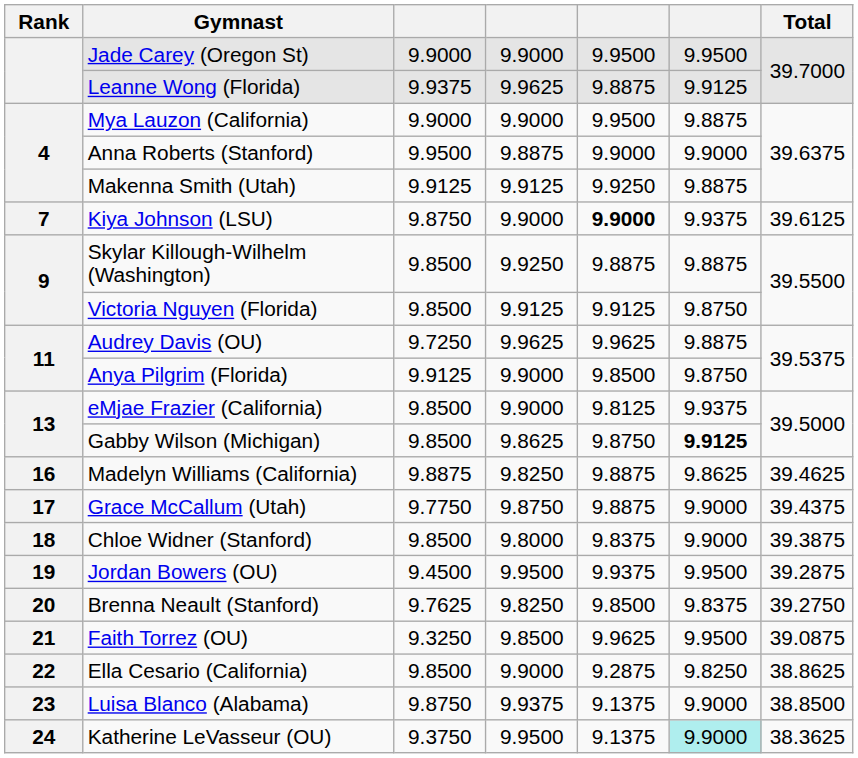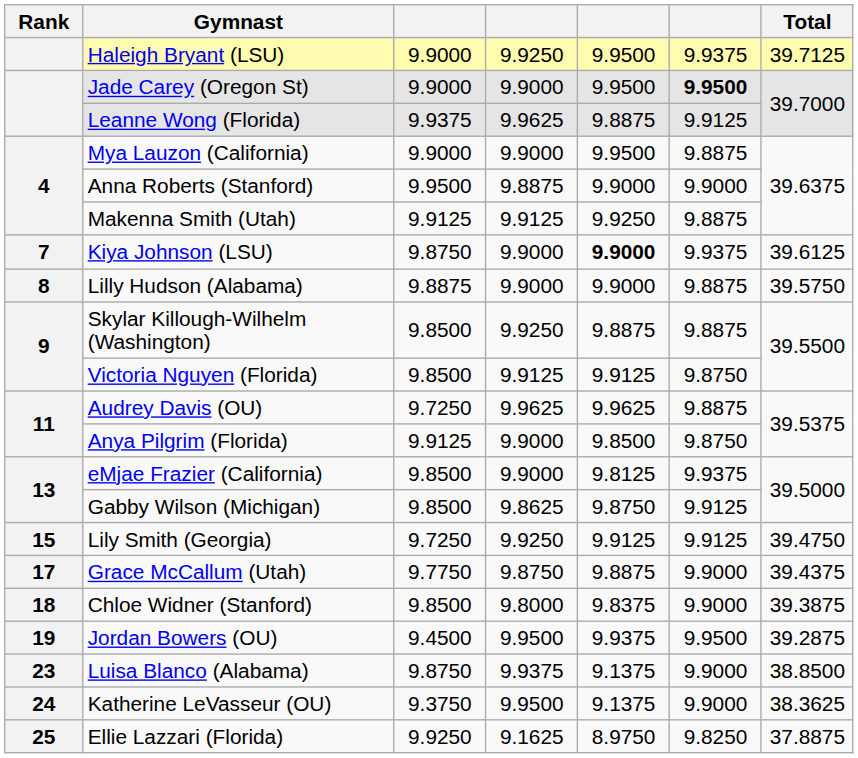+ row: (186, 54)
(715, 54) normal -> (715, 87) bold
+ row: (195, 285)
(715, 440) bold -> (715, 506) normal
+ row: (180, 539)
- row: (222, 473)
- row: (203, 605)
- row: (168, 638)
- row: (198, 671)
(715, 737) paleturquoise background -> (715, 704) no background
+ row: (185, 737)
